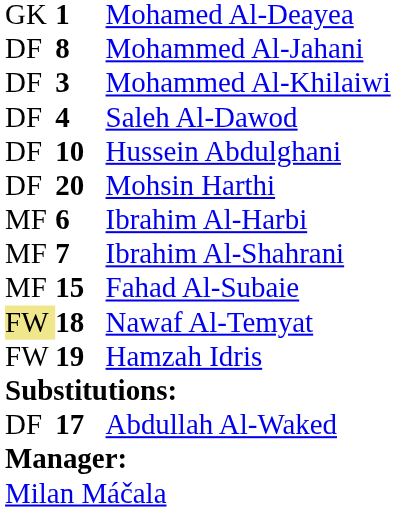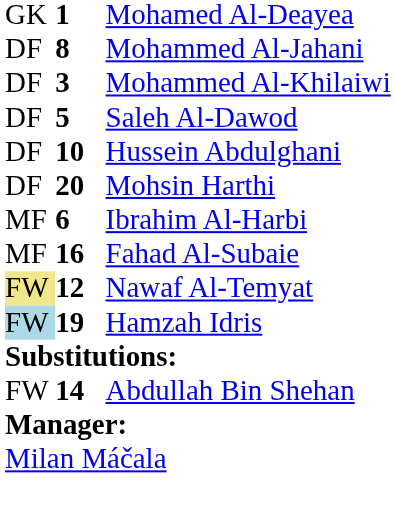(63, 117) 4 -> (63, 117) 5
- row: (225, 253)
(70, 287) 15 -> (70, 253) 16
(70, 322) 18 -> (70, 287) 12
(27, 356) no background -> (27, 322) lightblue background
+ row: (230, 390)
- row: (221, 424)
